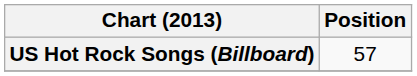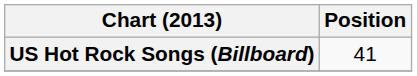(365, 53) 57 -> (365, 53) 41
